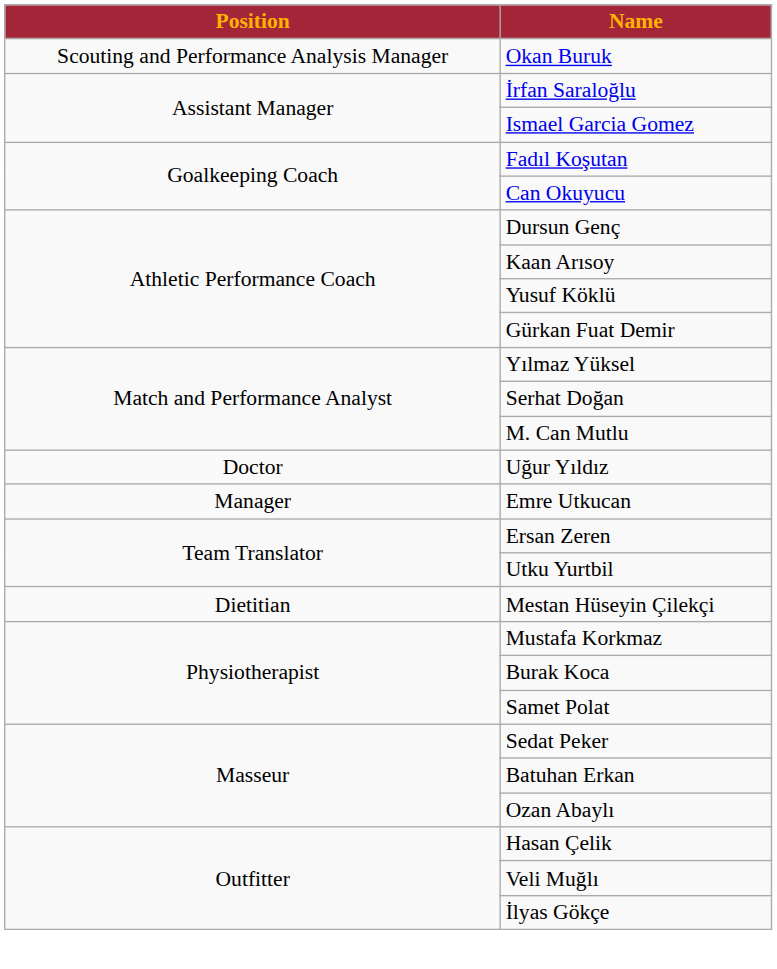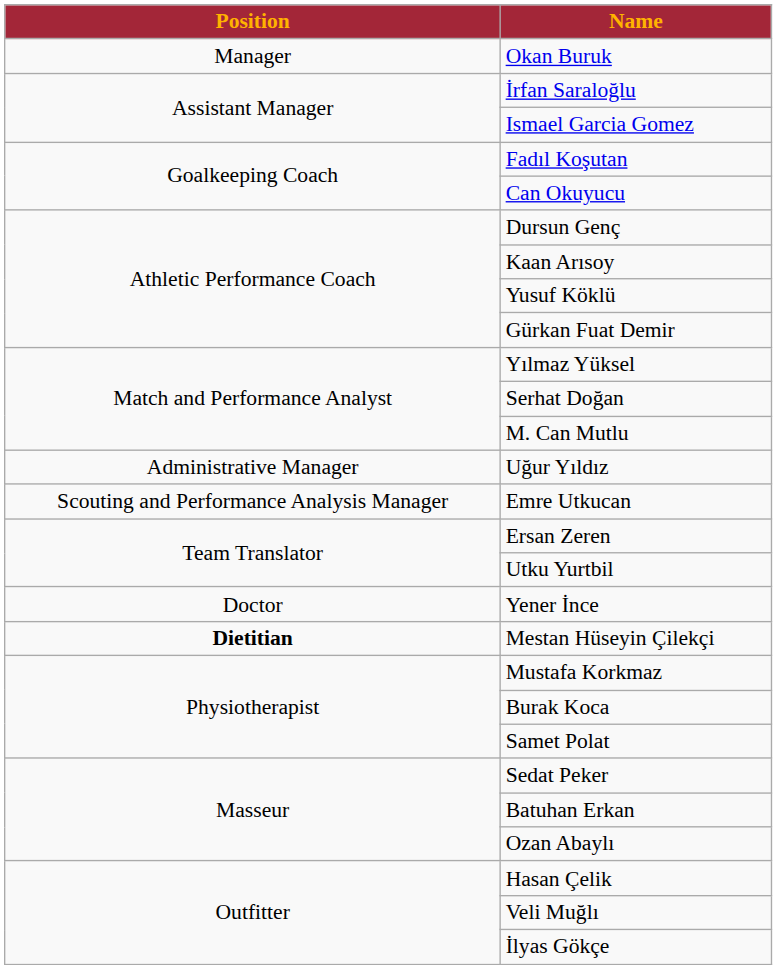(253, 55) Scouting and Performance Analysis Manager -> (253, 55) Manager
(253, 466) Doctor -> (253, 466) Administrative Manager
(253, 501) Manager -> (253, 501) Scouting and Performance Analysis Manager
+ row: (552, 603)
(253, 603) normal -> (253, 638) bold
